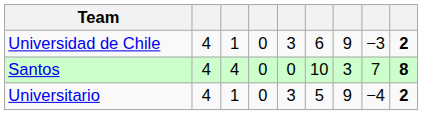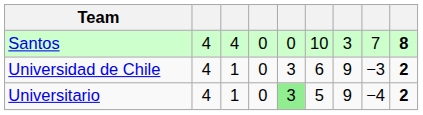rows swapped: (34, 69) <-> (84, 43)
(291, 95) no background -> (291, 95) lightgreen background
